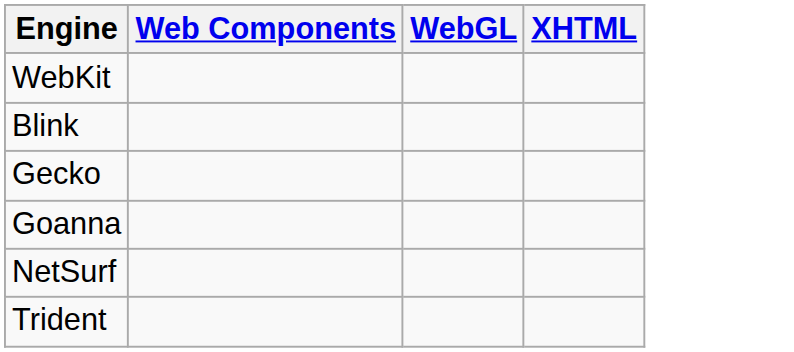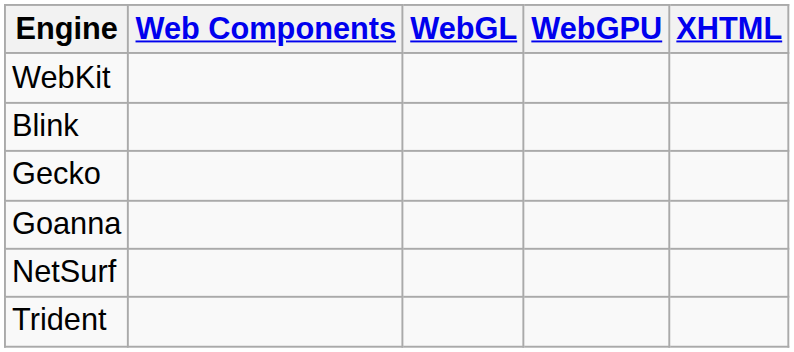+ column: (597, 28)
